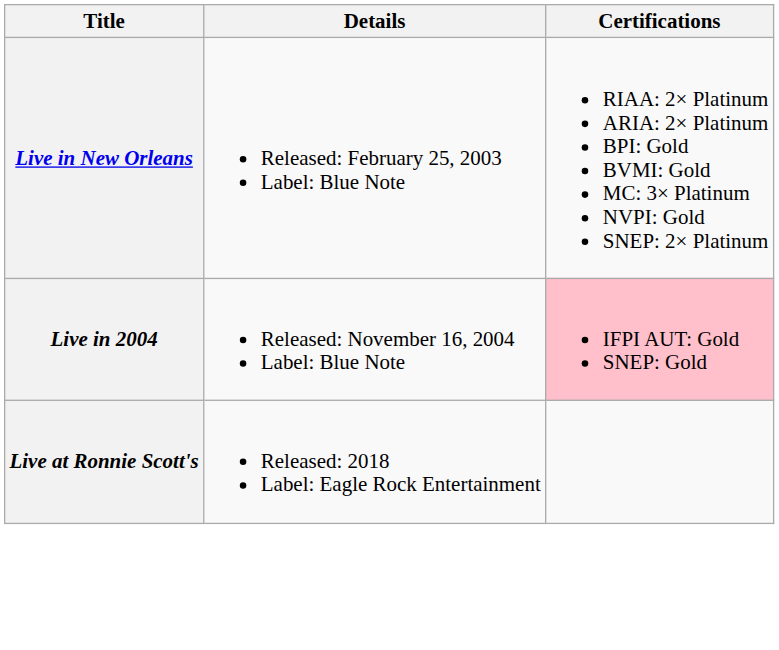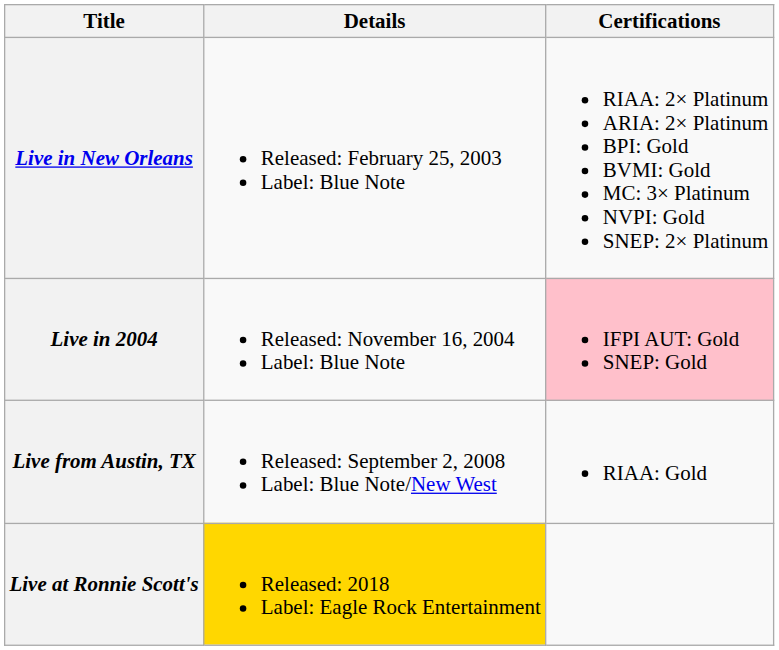+ row: (104, 461)
(375, 473) no background -> (375, 596) gold background
